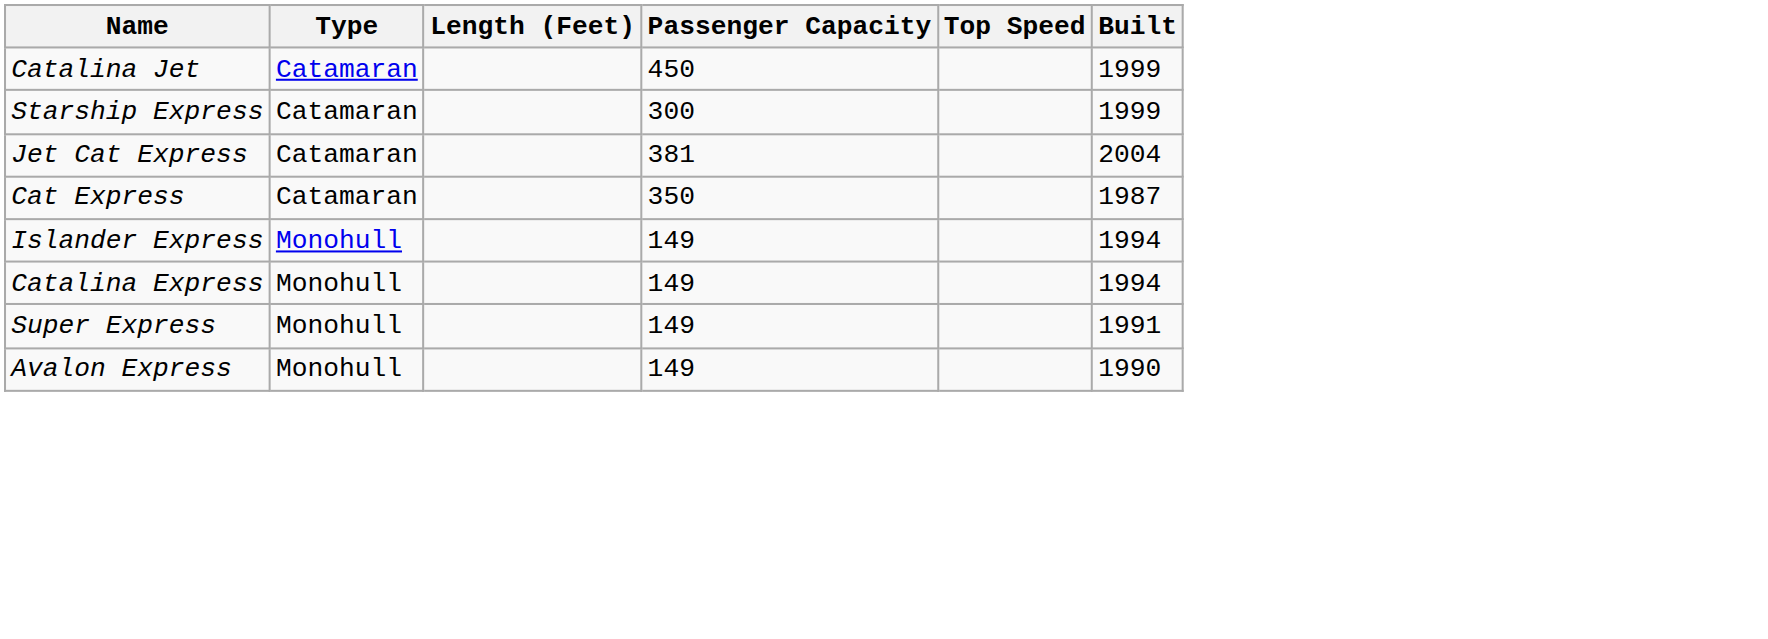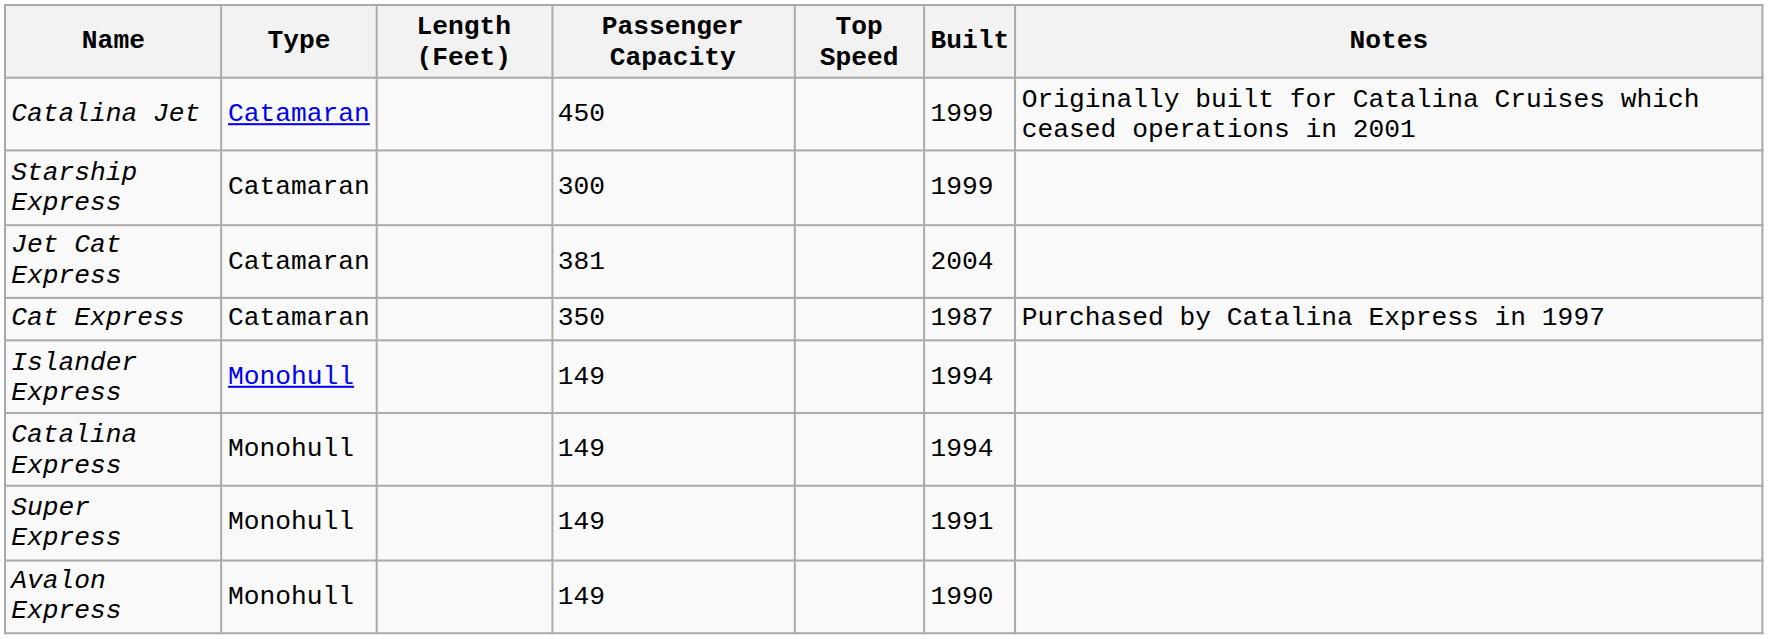+ column: (1389, 42)
